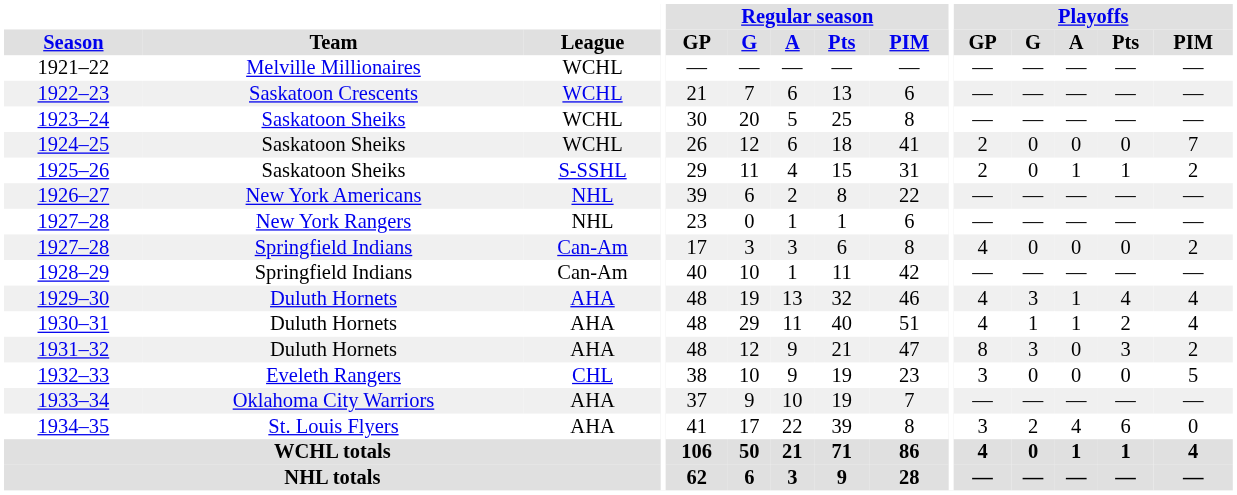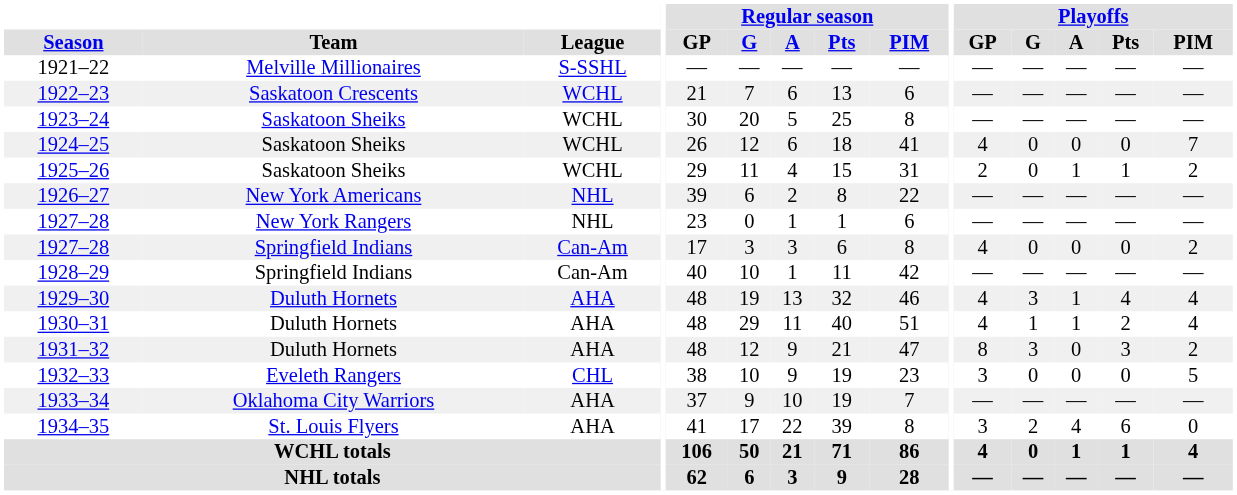(593, 67) WCHL -> (593, 67) S-SSHL
(983, 144) 2 -> (983, 144) 4
(593, 170) S-SSHL -> (593, 170) WCHL
